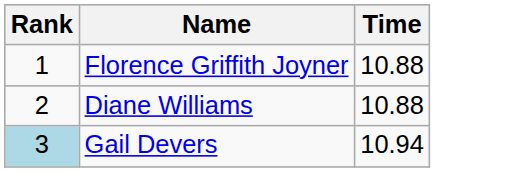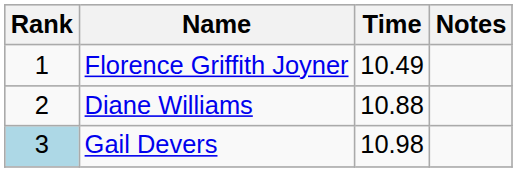+ column: (471, 24)
(392, 65) 10.88 -> (392, 65) 10.49
(392, 145) 10.94 -> (392, 145) 10.98
